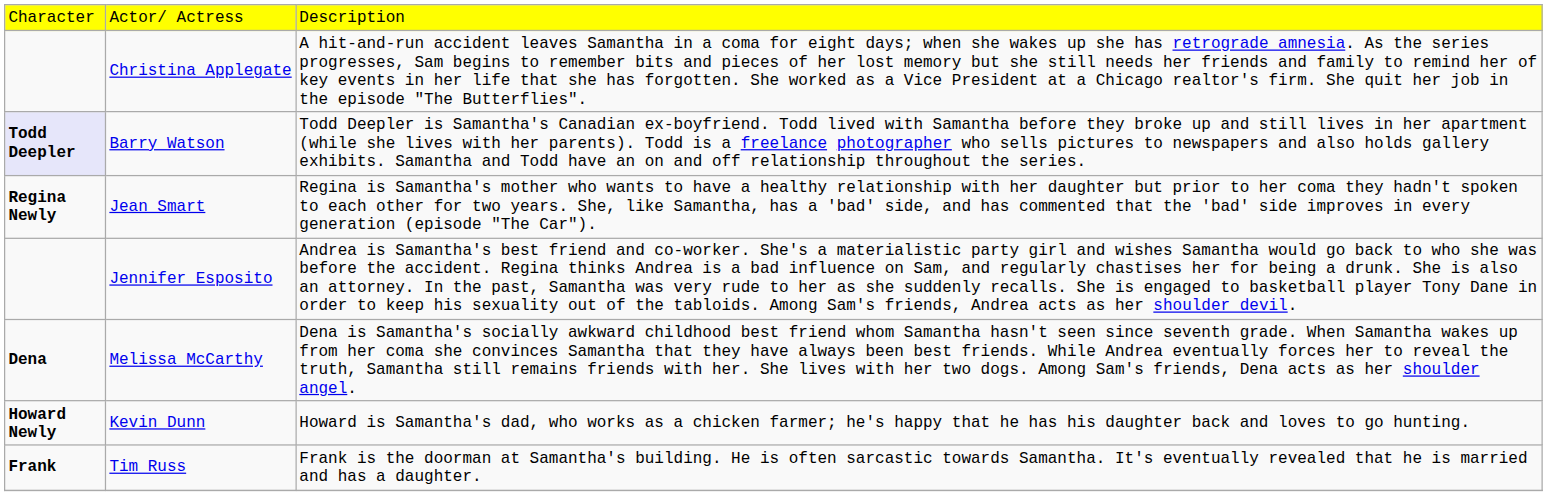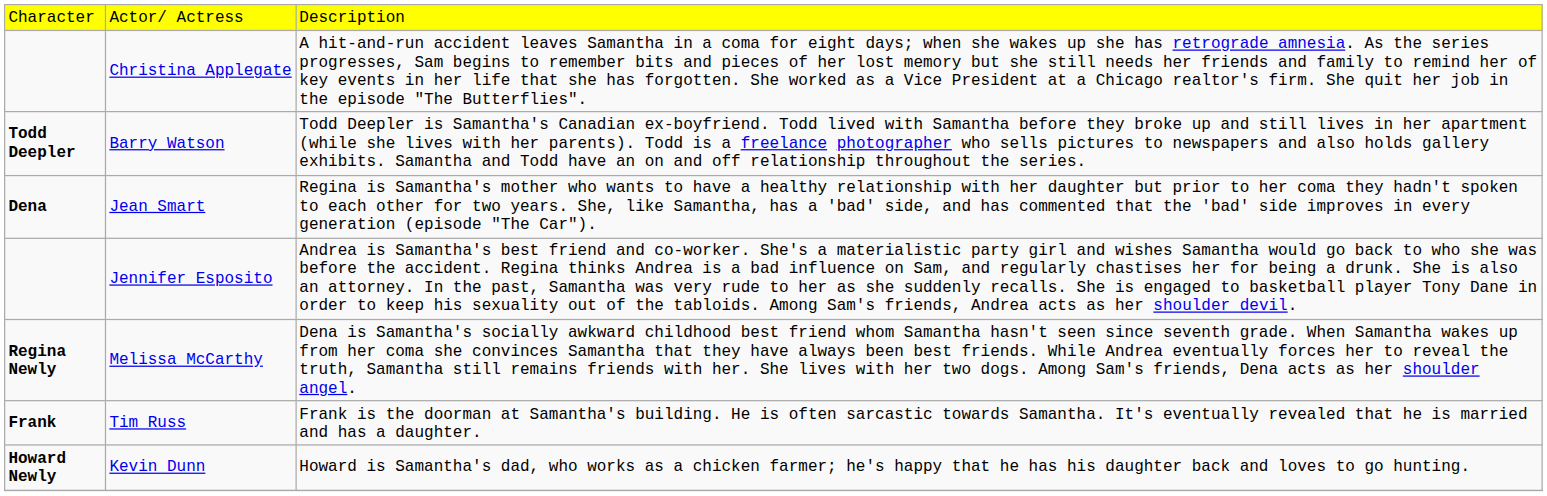(42, 144) lavender background -> (42, 144) no background
(37, 207) Regina Newly -> (28, 207) Dena
(28, 360) Dena -> (37, 360) Regina Newly
rows swapped: (157, 423) <-> (148, 468)
